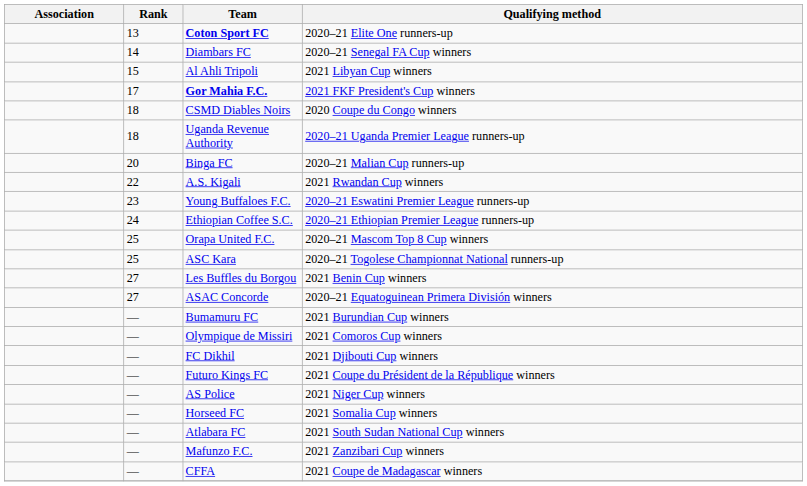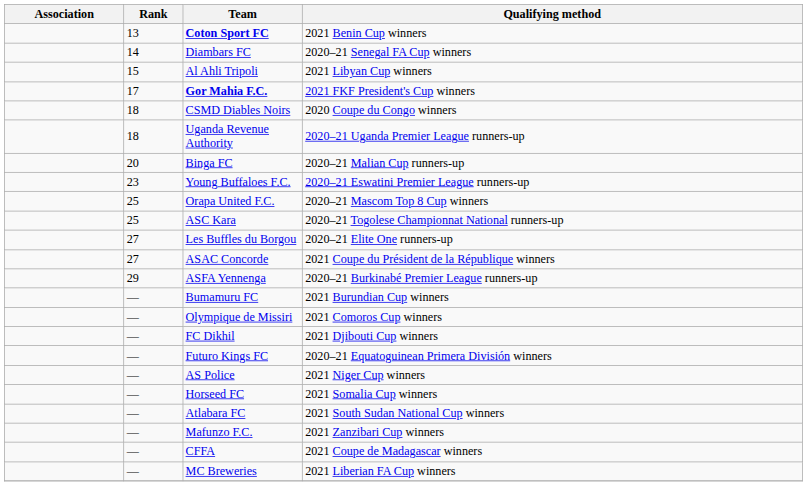(379, 33) 2020–21 Elite One runners-up -> (366, 33) 2021 Benin Cup winners
- row: (213, 182)
- row: (239, 220)
(366, 278) 2021 Benin Cup winners -> (379, 239) 2020–21 Elite One runners-up
(428, 297) 2020–21 Equatoguinean Primera División winners -> (430, 259) 2021 Coupe du Président de la République winners
+ row: (226, 278)
(430, 374) 2021 Coupe du Président de la République winners -> (428, 355) 2020–21 Equatoguinean Primera División winners
+ row: (221, 471)
